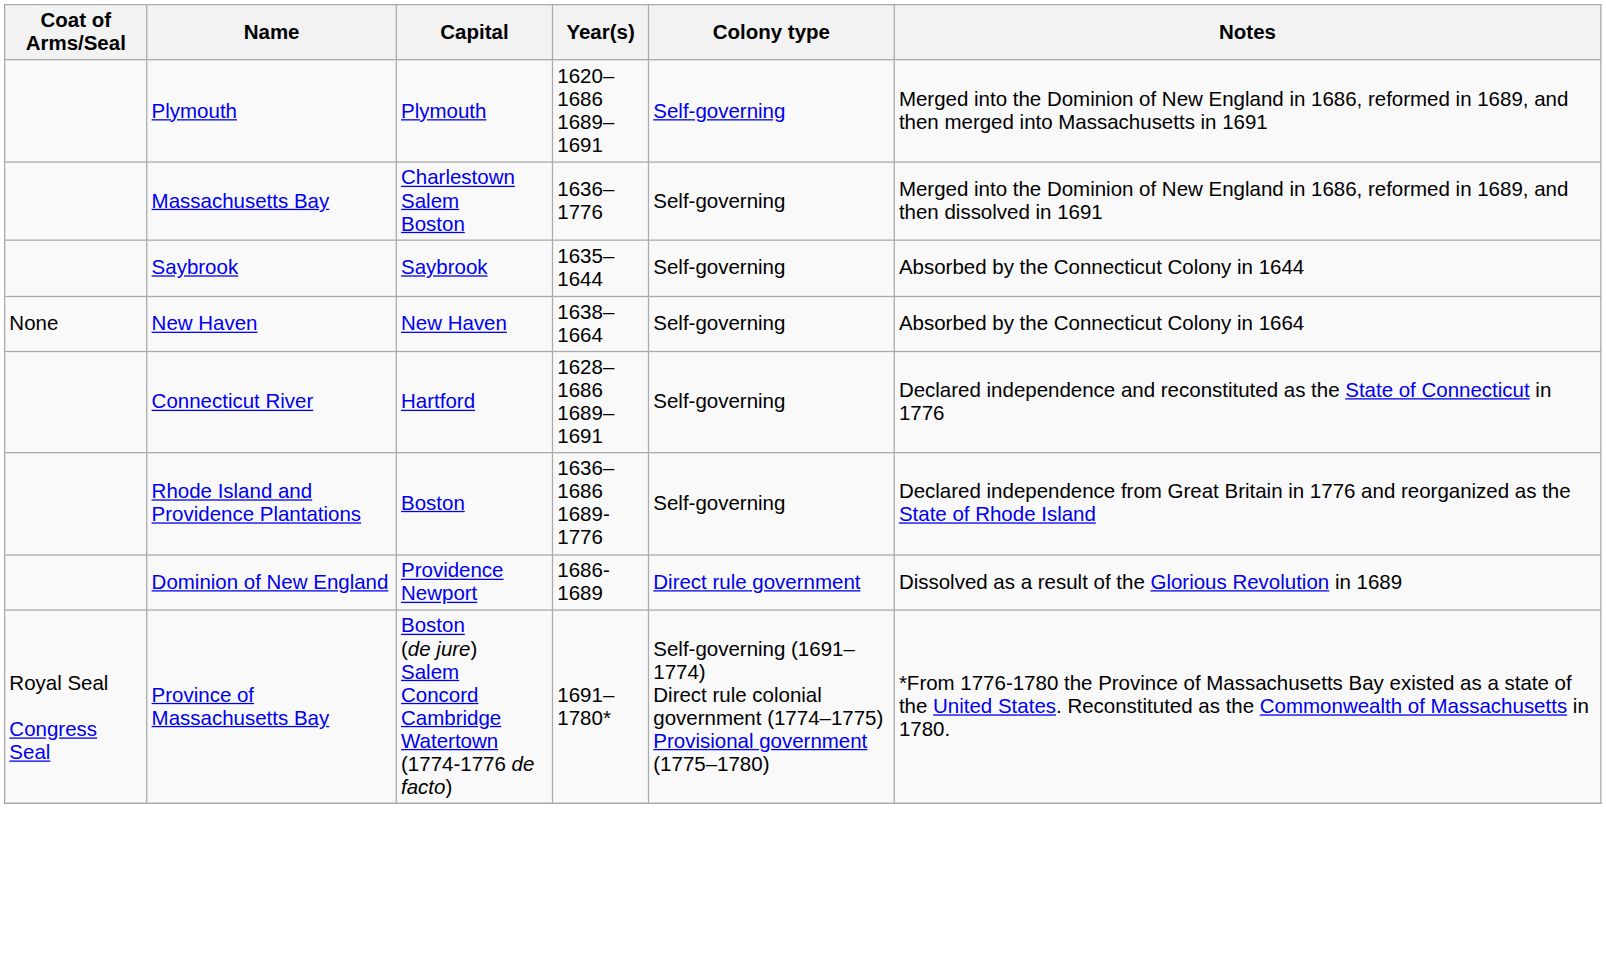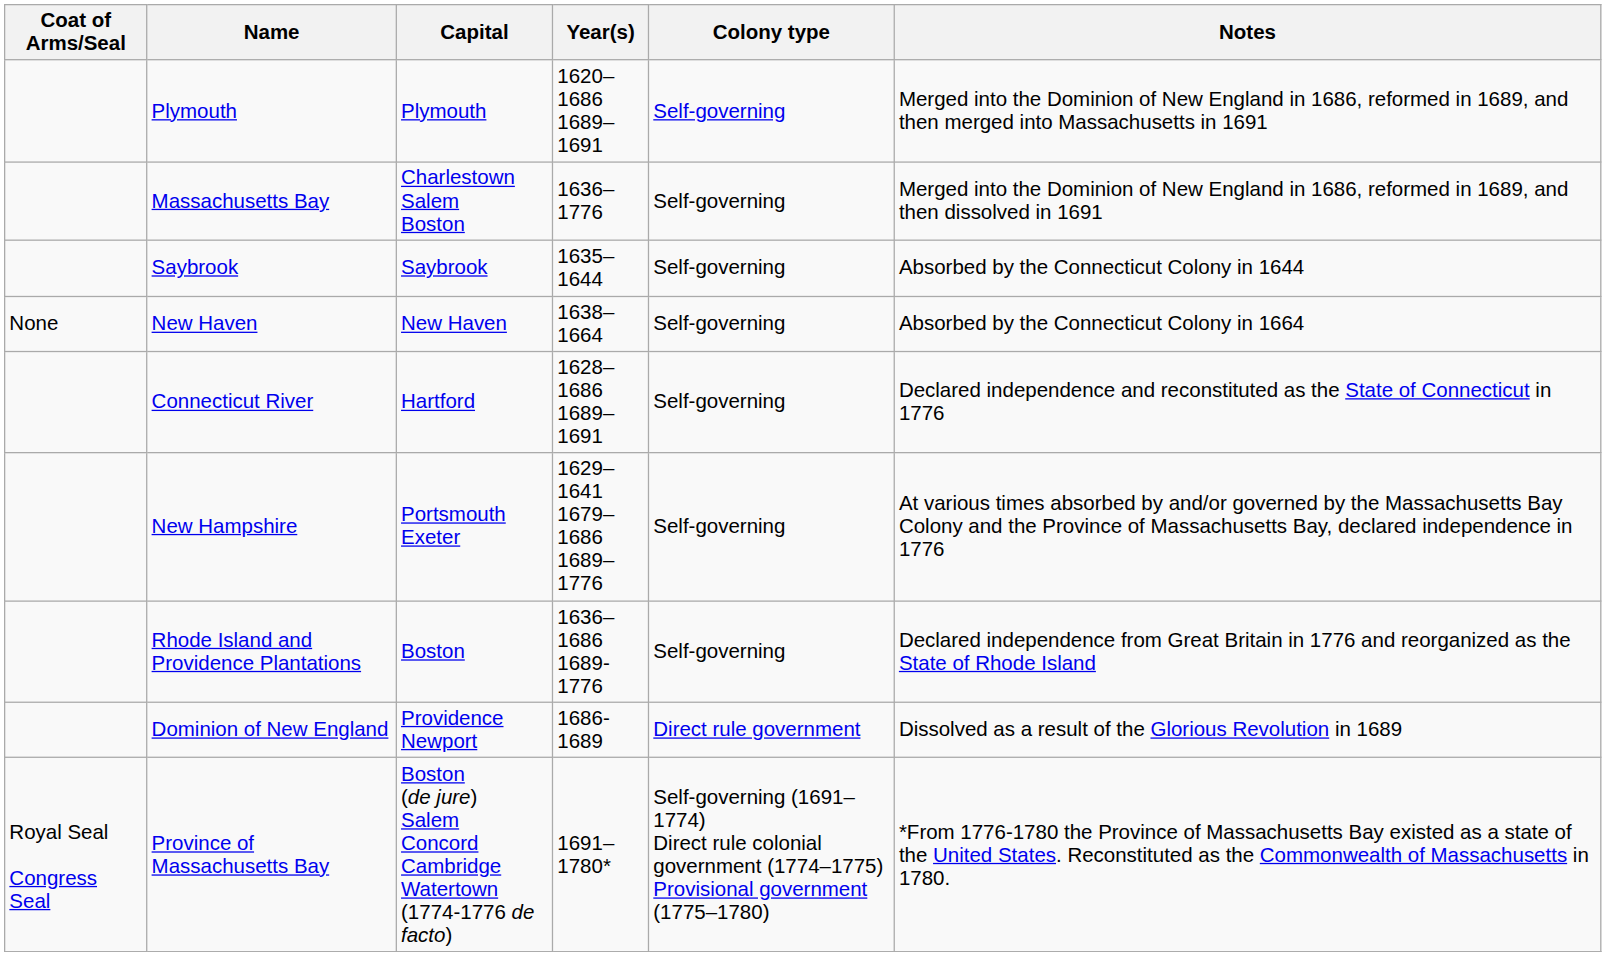+ row: (224, 526)
